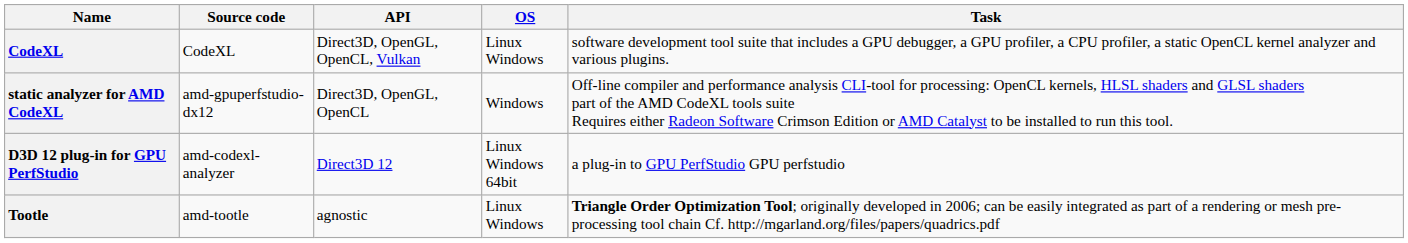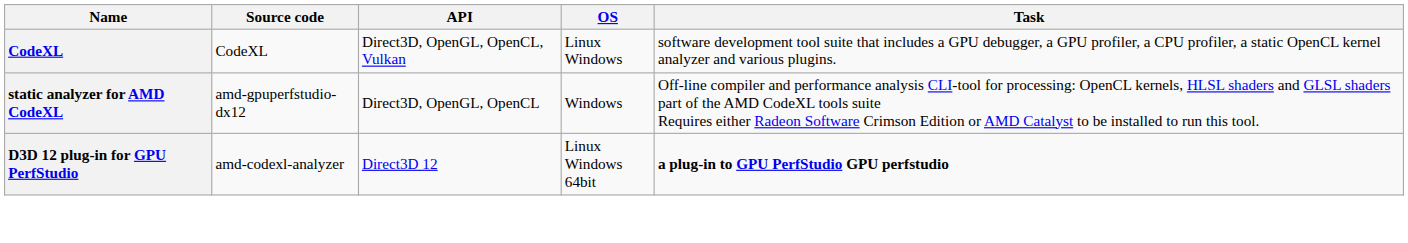(708, 163) normal -> (803, 163) bold
- row: (28, 215)
